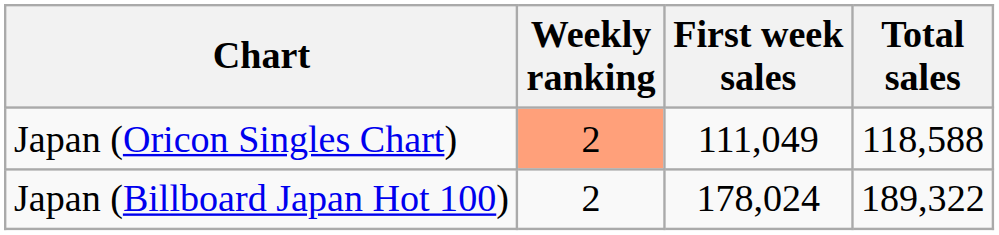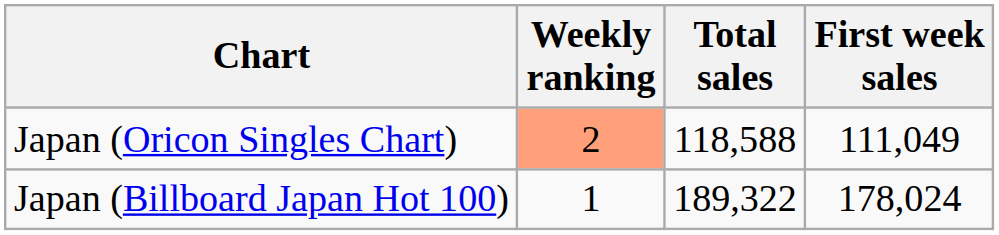columns swapped: (758, 56) <-> (923, 56)
(591, 198) 2 -> (591, 198) 1
